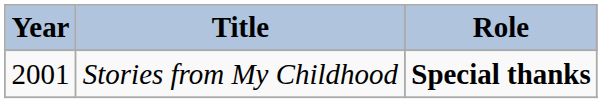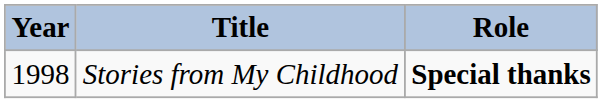(41, 73) 2001 -> (41, 73) 1998
